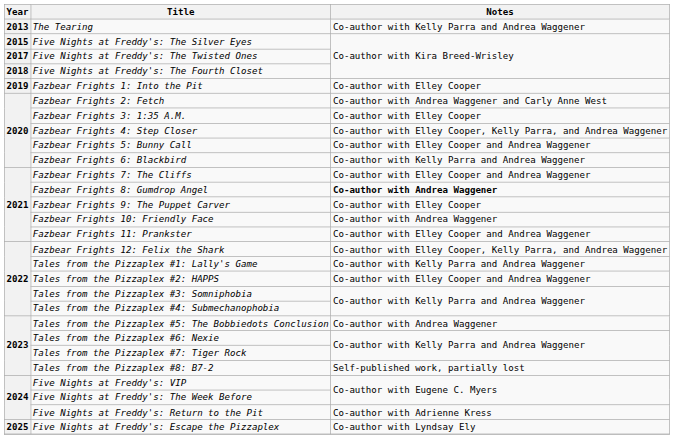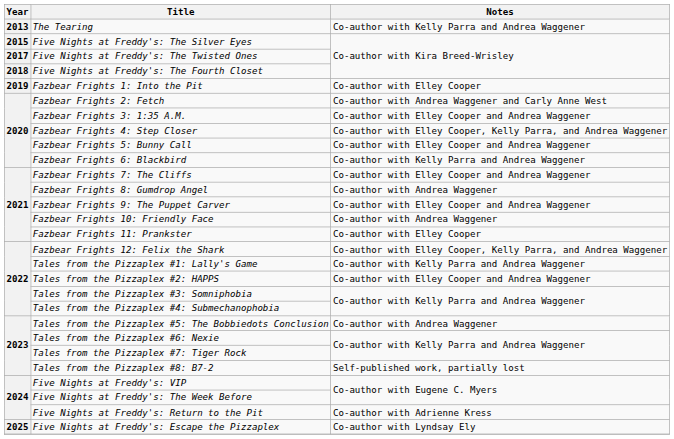(407, 116) Co-author with Elley Cooper -> (462, 116) Co-author with Elley Cooper and Andrea Waggener
(415, 190) bold -> (415, 190) normal
(407, 205) Co-author with Elley Cooper -> (462, 205) Co-author with Elley Cooper and Andrea Waggener
(462, 234) Co-author with Elley Cooper and Andrea Waggener -> (407, 234) Co-author with Elley Cooper
